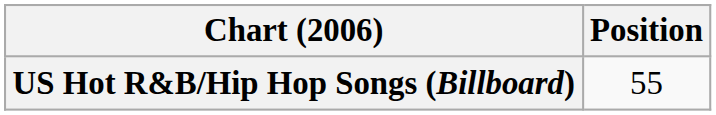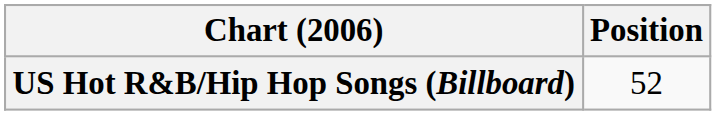(646, 82) 55 -> (646, 82) 52
